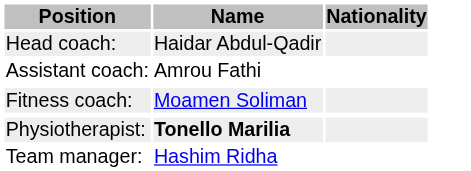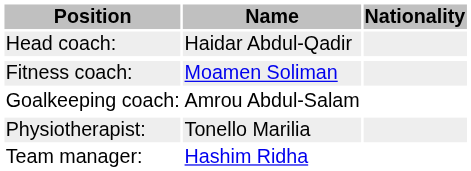- row: (77, 70)
+ row: (93, 100)
(222, 129) bold -> (247, 129) normal
